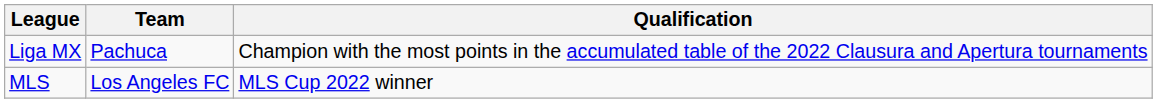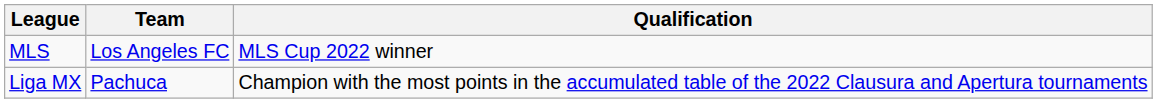rows swapped: (45, 51) <-> (29, 82)
